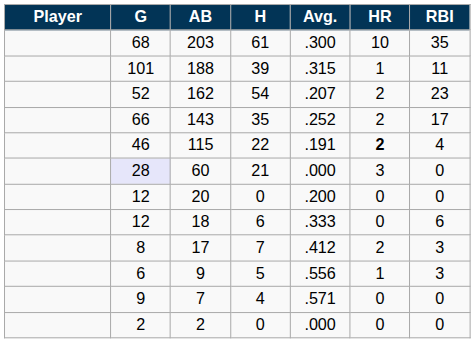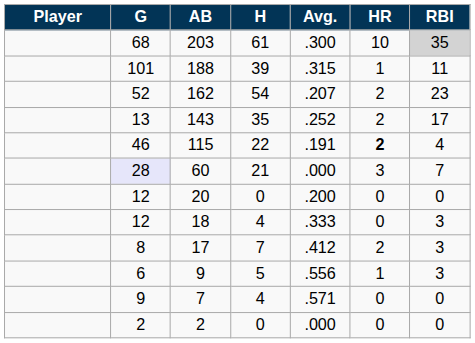(440, 42) no background -> (440, 42) lightgrey background
(141, 119) 66 -> (141, 119) 13
(440, 171) 0 -> (440, 171) 7
(260, 222) 6 -> (260, 222) 4
(440, 222) 6 -> (440, 222) 3
